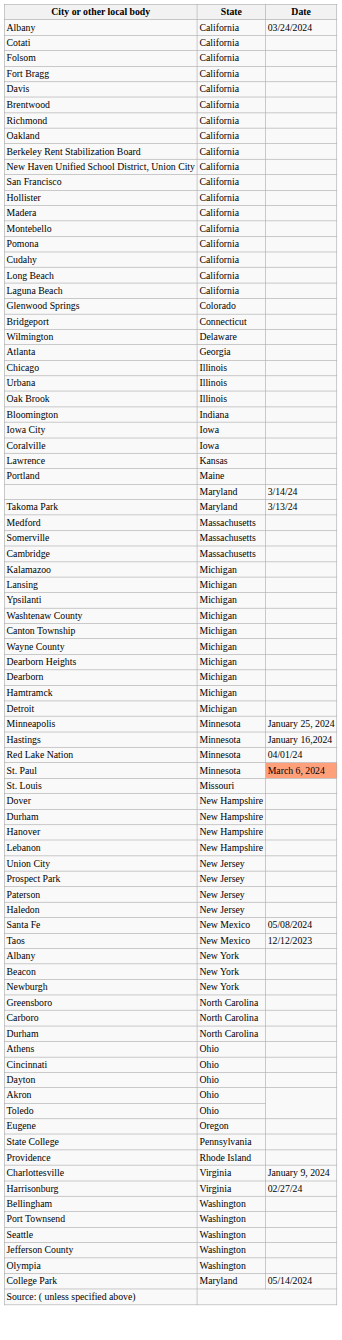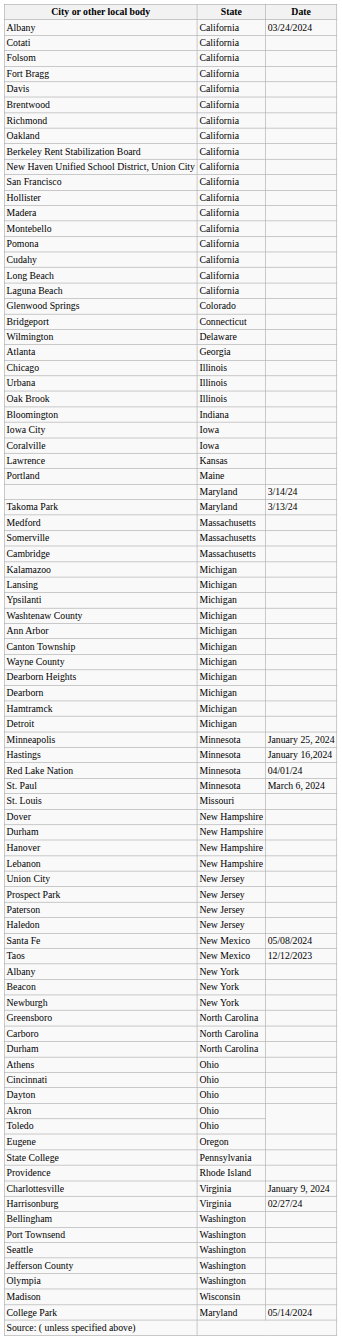+ row: (28, 631)
(296, 770) lightsalmon background -> (296, 786) no background
+ row: (24, 1296)
